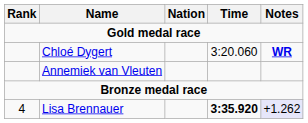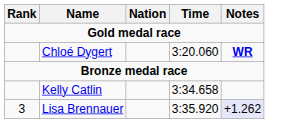- row: (102, 71)
+ row: (72, 90)
(22, 109) 4 -> (22, 109) 3
(234, 109) bold -> (195, 109) normal
